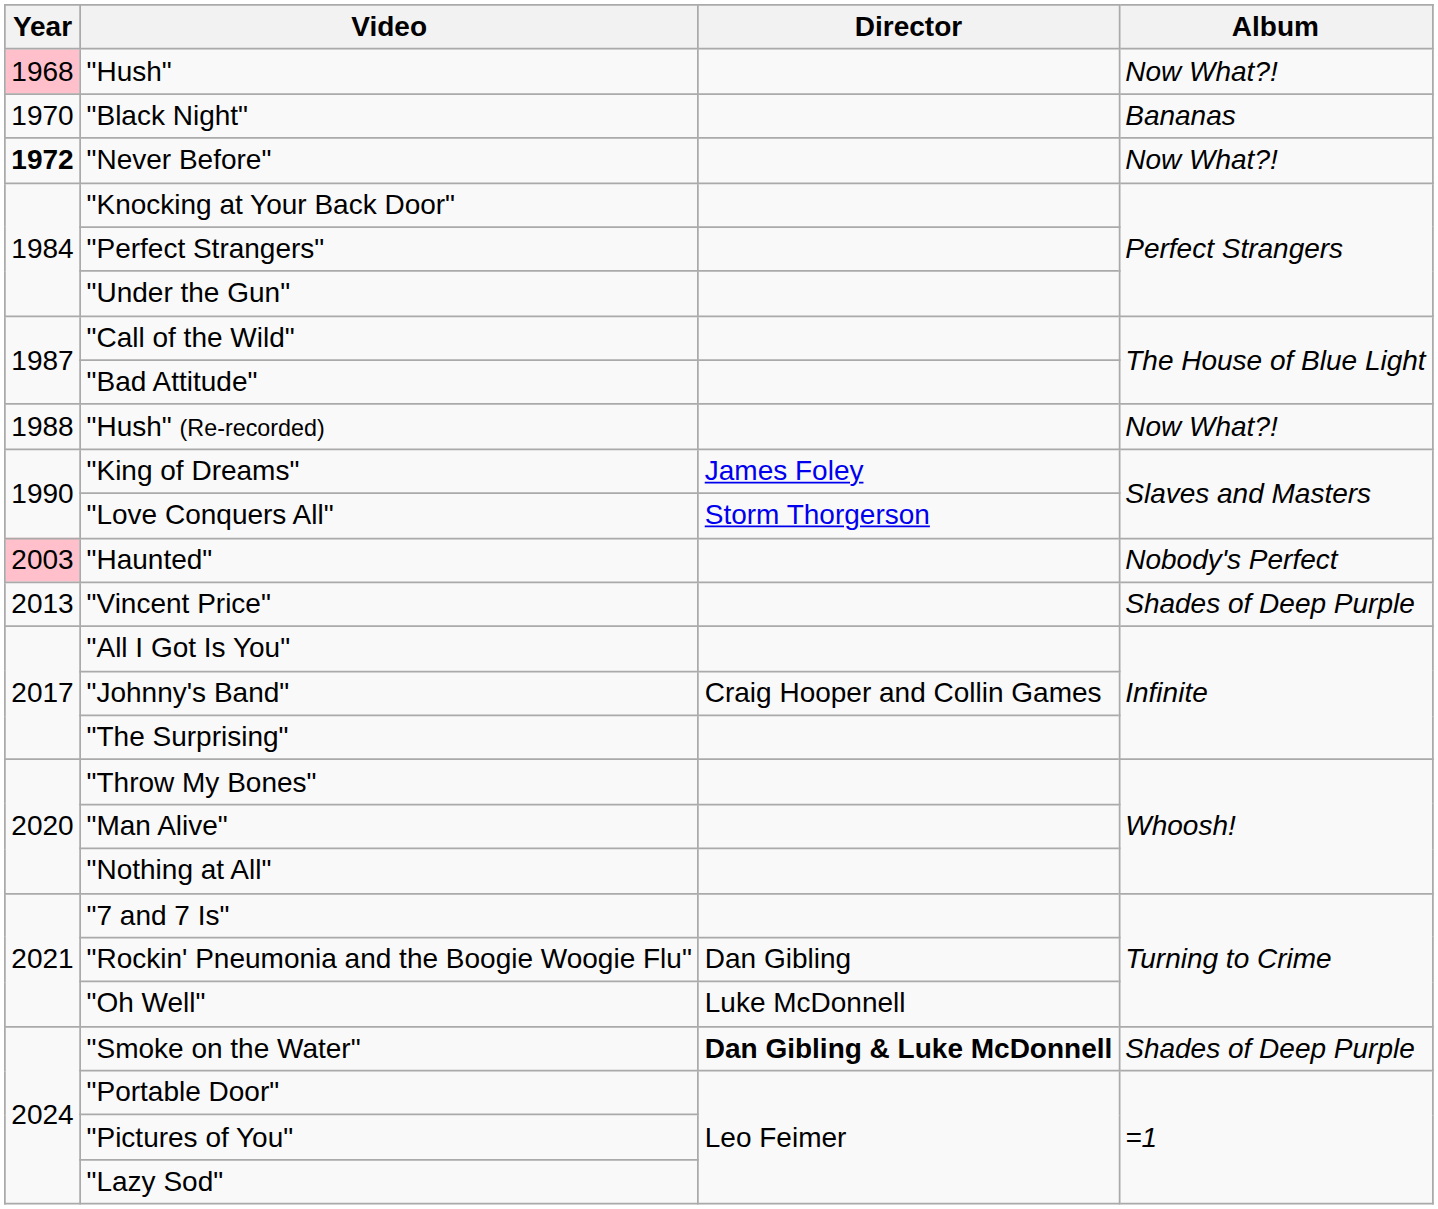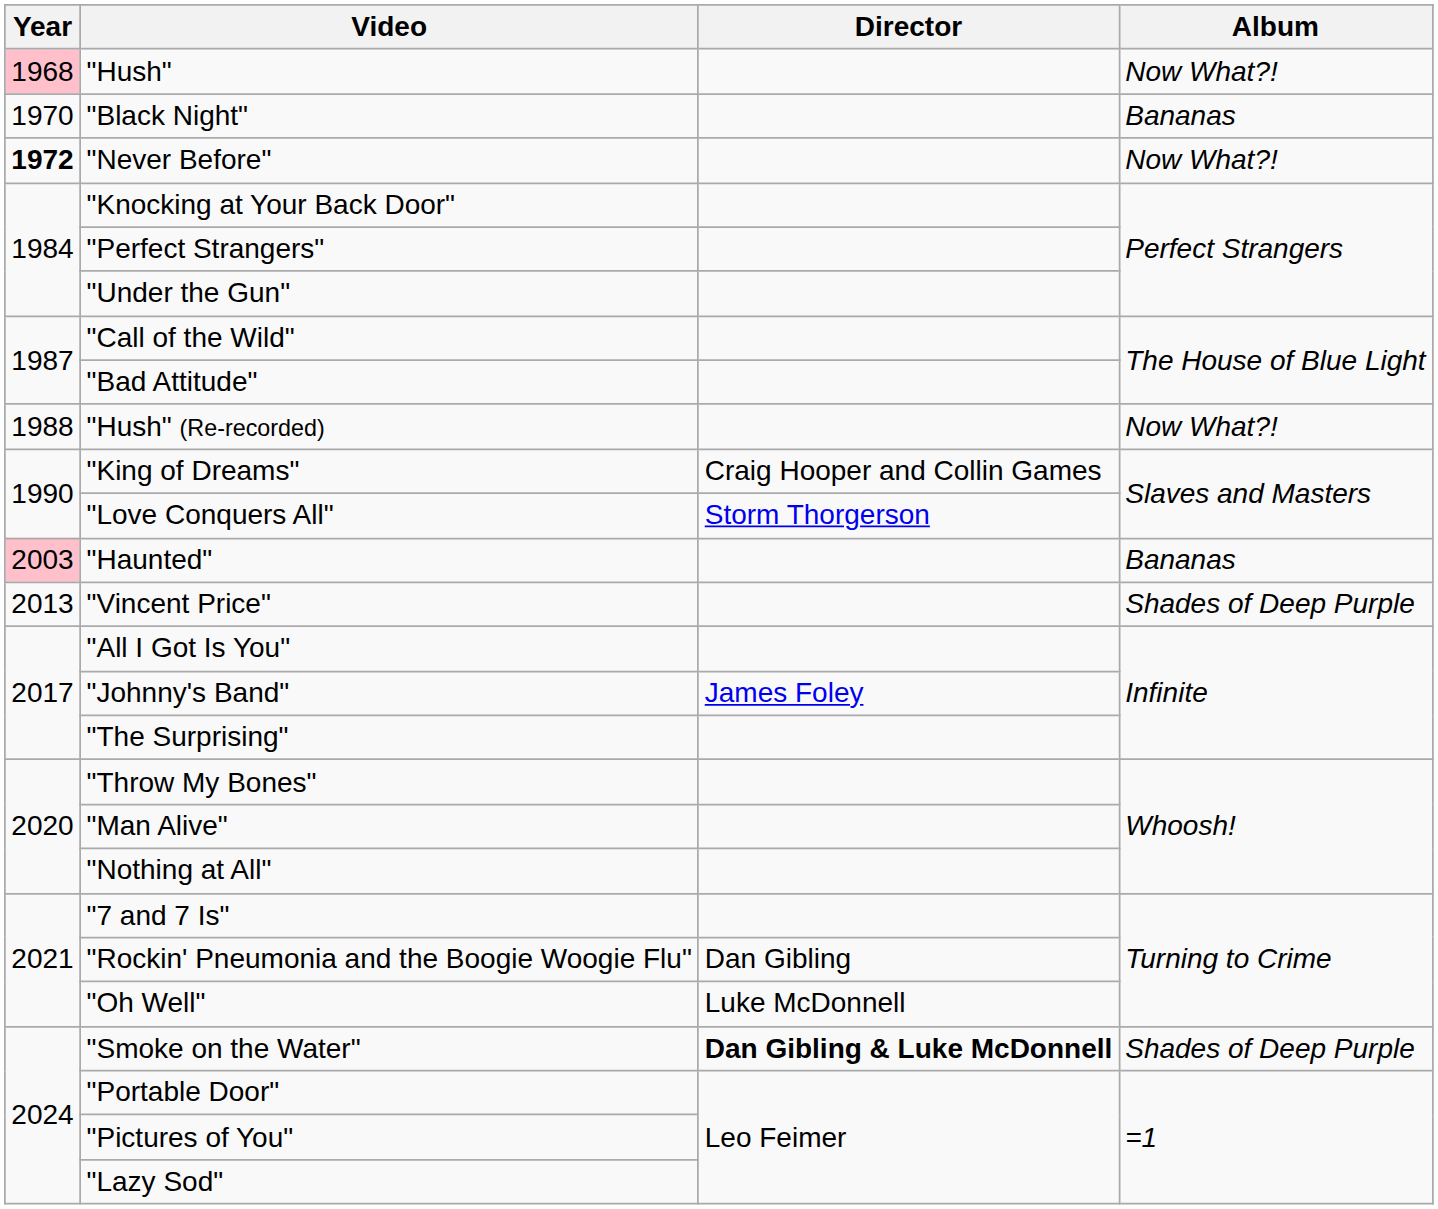(784, 470) James Foley -> (903, 470) Craig Hooper and Collin Games
(1231, 559) Nobody's Perfect -> (1181, 559) Bananas
(903, 692) Craig Hooper and Collin Games -> (784, 692) James Foley
